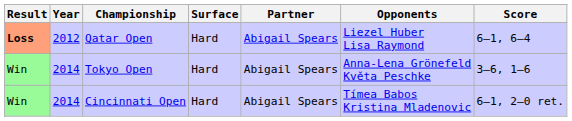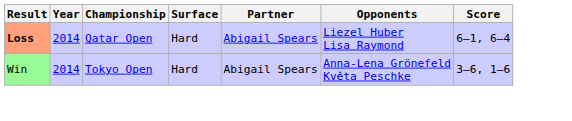(66, 38) 2012 -> (66, 38) 2014
- row: (136, 100)
